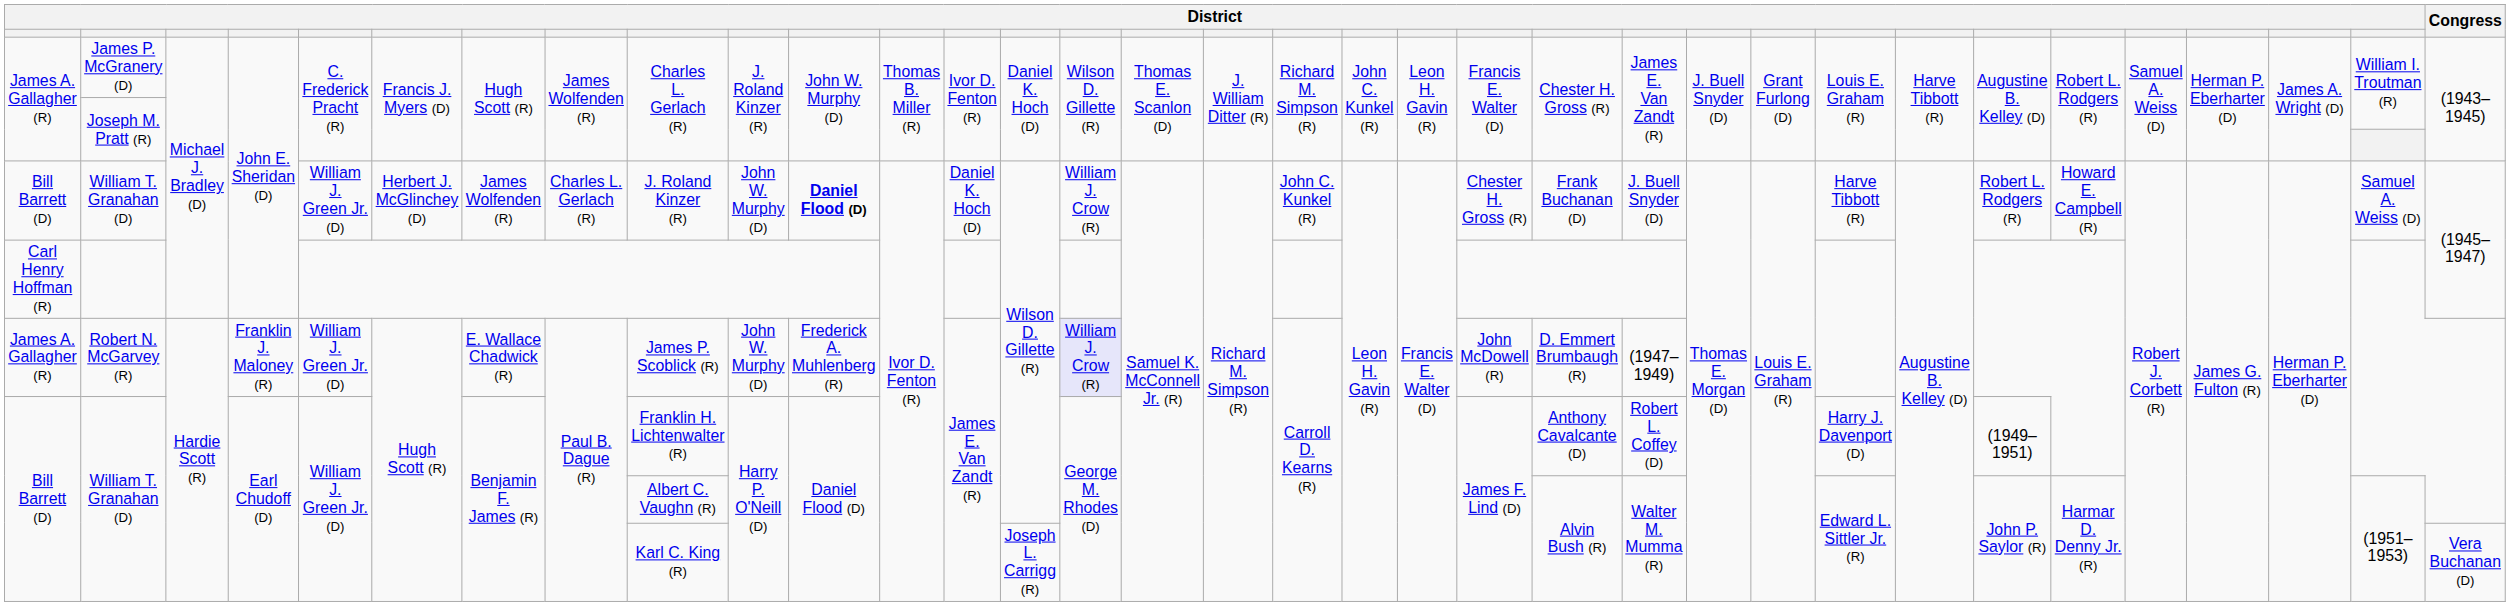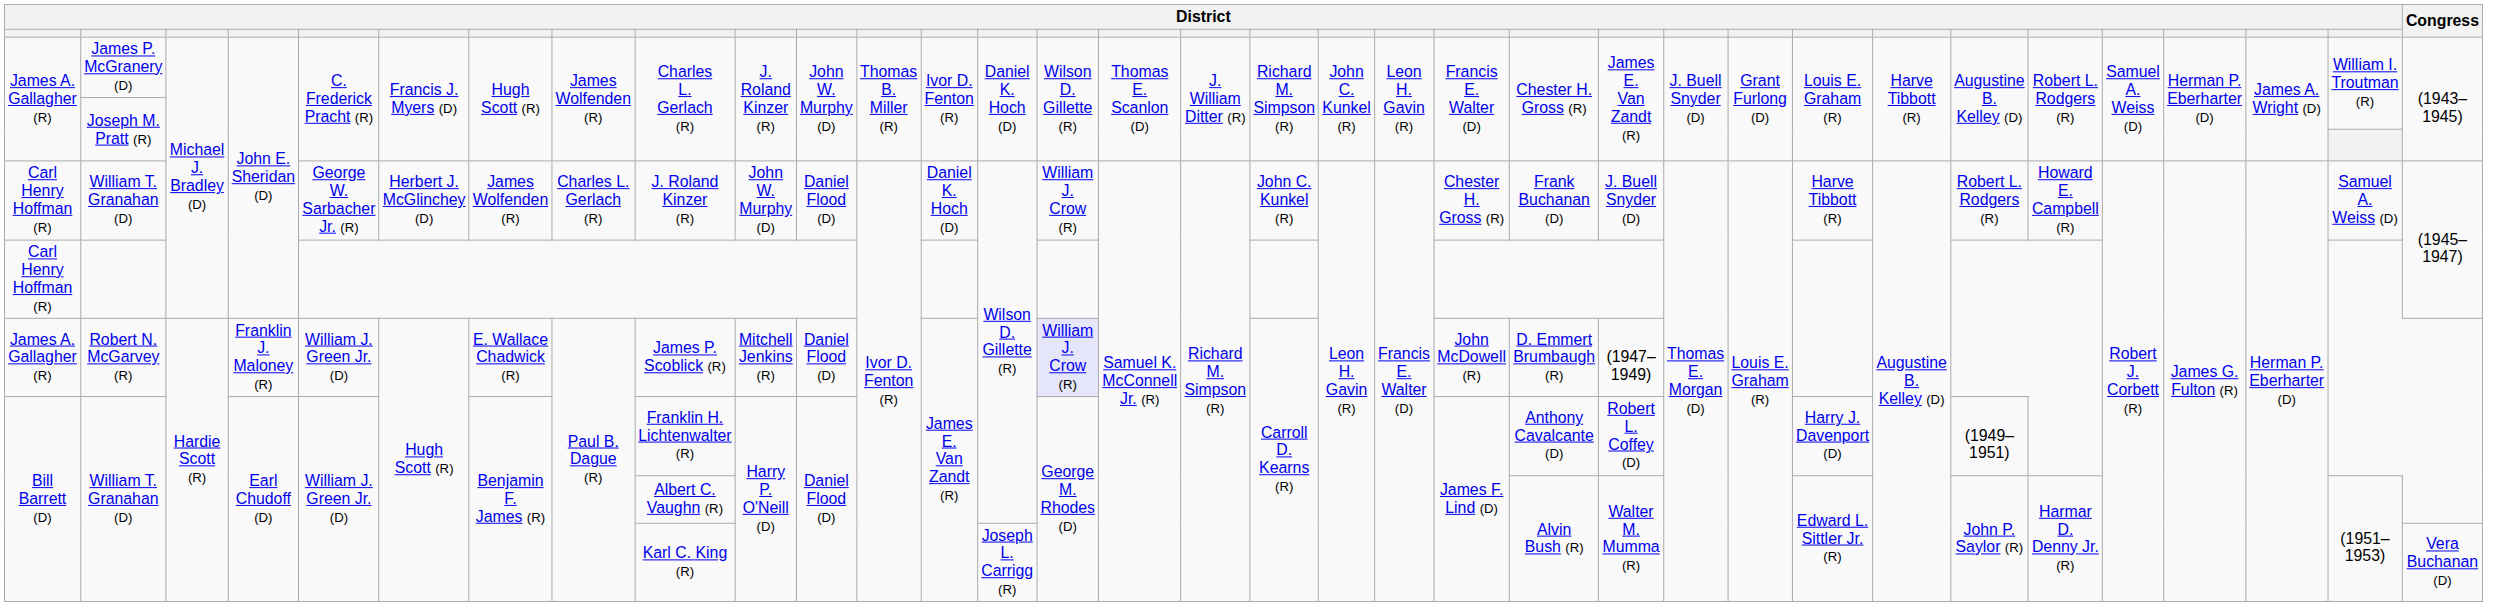(42, 200) Bill Barrett (D) -> (42, 200) Carl Henry Hoffman (R)
(335, 200) William J. Green Jr. (D) -> (339, 200) George W. Sarbacher Jr. (R)
(834, 200) bold -> (826, 200) normal
(758, 357) John W. Murphy (D) -> (766, 357) Mitchell Jenkins (R)
(834, 357) Frederick A. Muhlenberg (R) -> (826, 357) Daniel Flood (D)
